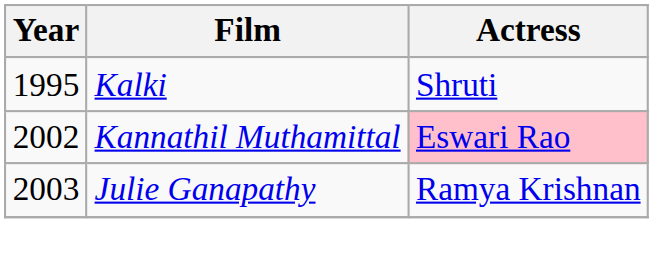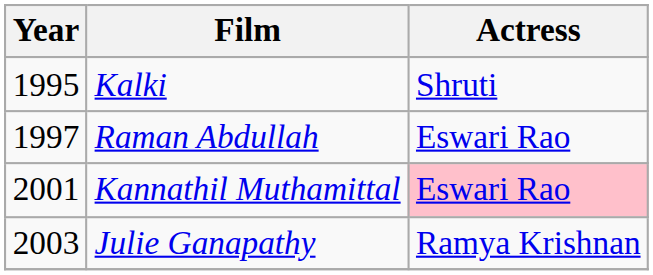+ row: (207, 136)
(46, 136) 2002 -> (46, 189) 2001
